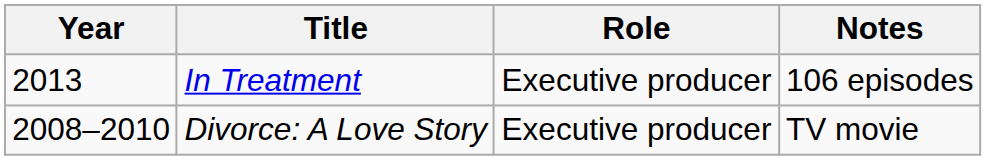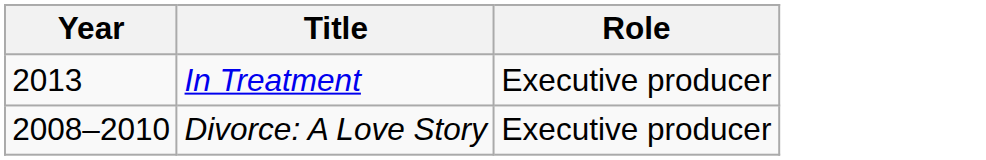- column: (880, 29)
